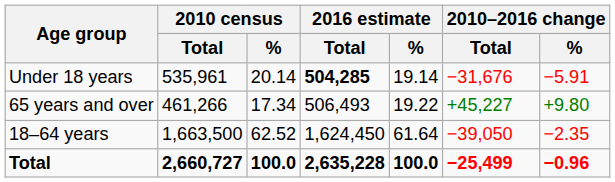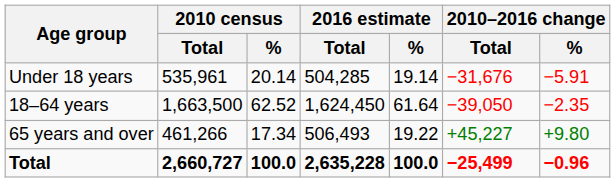(337, 76) bold -> (337, 76) normal
rows swapped: (59, 134) <-> (81, 105)
